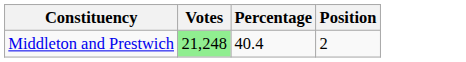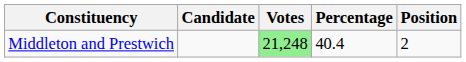+ column: (218, 17)
